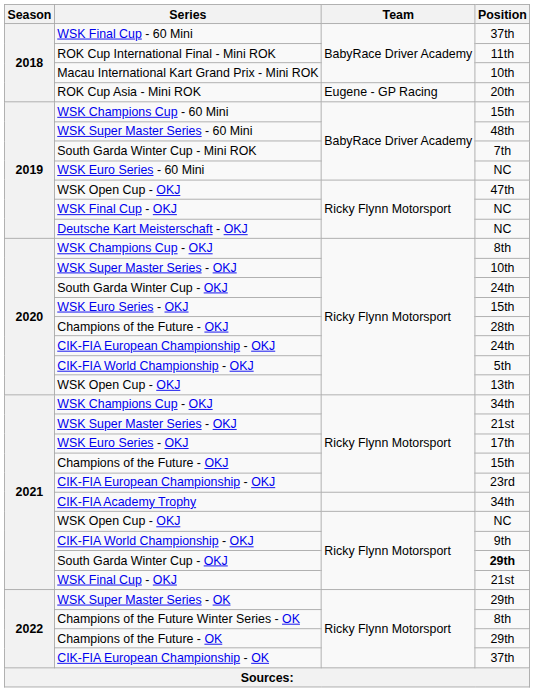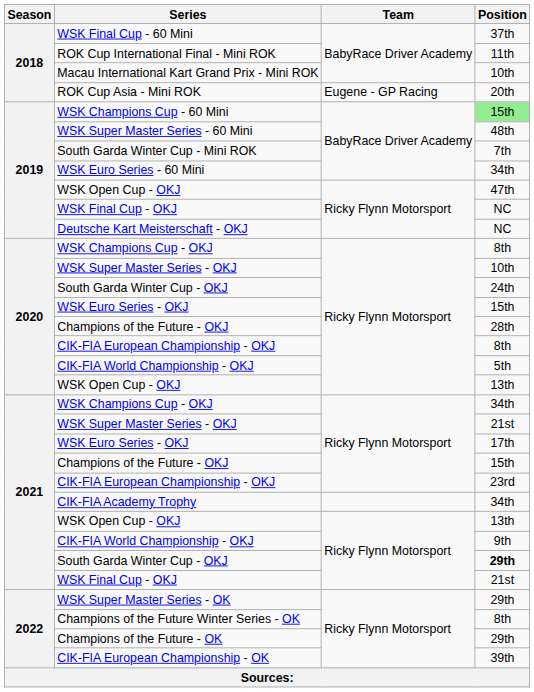(502, 111) no background -> (502, 111) lightgreen background
(502, 170) NC -> (502, 170) 34th
(502, 345) 24th -> (502, 345) 8th
(502, 521) NC -> (502, 521) 13th
(502, 658) 37th -> (502, 658) 39th
